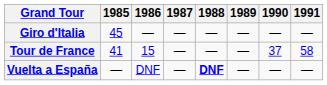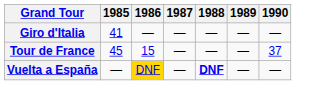- column: (307, 13)
(116, 32) 45 -> (116, 32) 41
(116, 51) 41 -> (116, 51) 45
(148, 70) no background -> (148, 70) gold background
